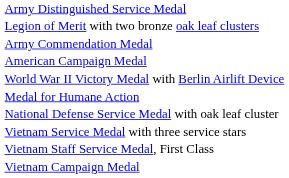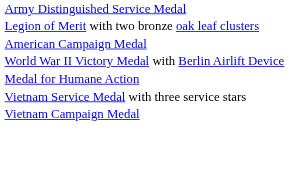- row: (79, 43)
- row: (142, 114)
- row: (109, 149)
